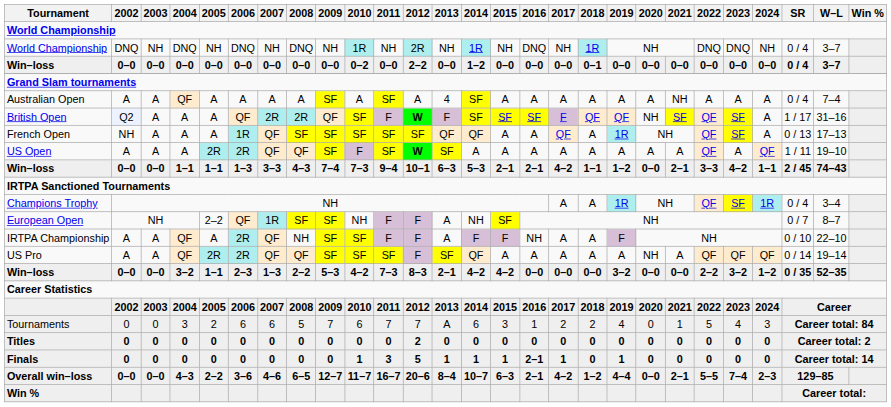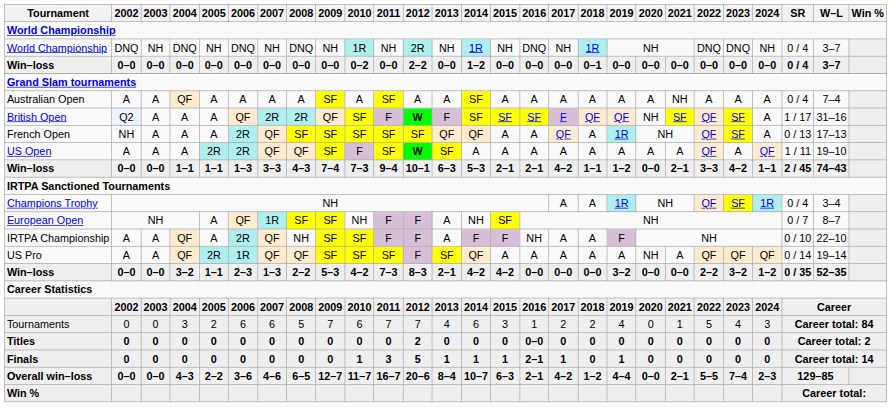(447, 99) 4 -> (447, 99) A
(243, 134) 1R -> (243, 134) 2R
(214, 220) 2–2 -> (214, 220) A
(243, 255) 2R -> (243, 255) 1R
(447, 324) A -> (447, 324) 4
(534, 341) 0 -> (534, 341) 0–0
